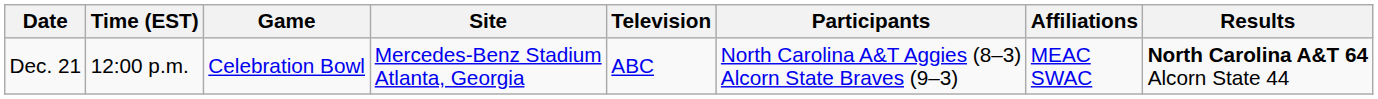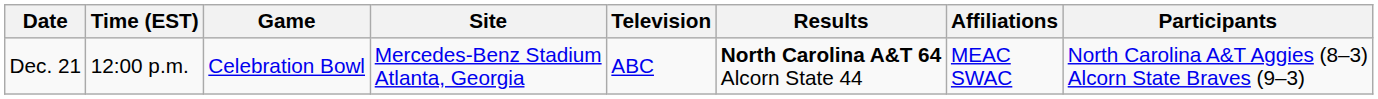columns swapped: (871, 21) <-> (1258, 21)
